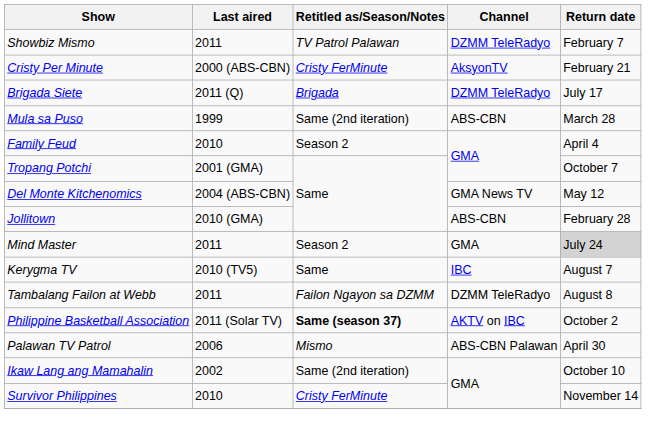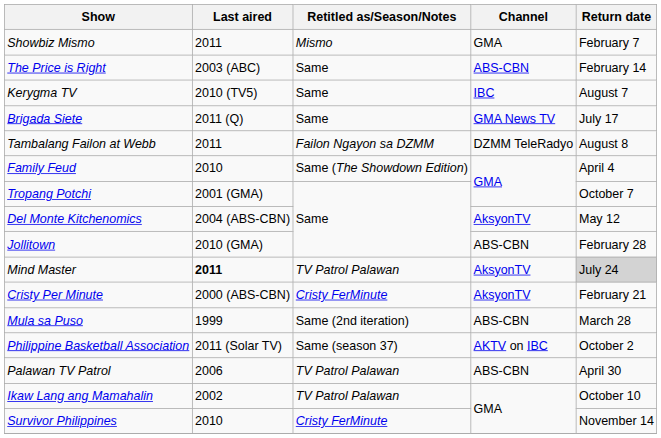(347, 42) TV Patrol Palawan -> (314, 42) Mismo
(500, 42) DZMM TeleRadyo -> (488, 42) GMA
+ row: (57, 68)
rows swapped: (55, 68) <-> (42, 270)
(317, 93) Brigada -> (312, 118) Same
(500, 93) DZMM TeleRadyo -> (514, 118) GMA News TV
rows swapped: (45, 118) <-> (82, 295)
(322, 143) Season 2 -> (382, 169) Same (The Showdown Edition)
(491, 194) GMA News TV -> (502, 219) AksyonTV
(208, 244) normal -> (209, 270) bold
(322, 244) Season 2 -> (347, 270) TV Patrol Palawan
(465, 244) GMA -> (502, 270) AksyonTV
(349, 320) bold -> (347, 345) normal
(314, 345) Mismo -> (347, 371) TV Patrol Palawan
(504, 345) ABS-CBN Palawan -> (501, 371) ABS-CBN
(352, 371) Same (2nd iteration) -> (347, 396) TV Patrol Palawan
